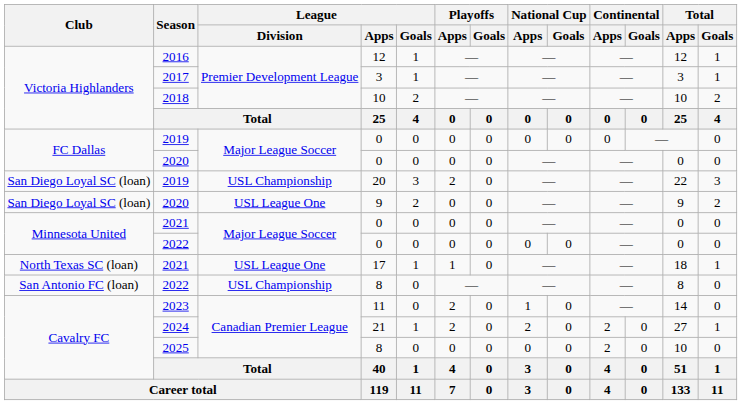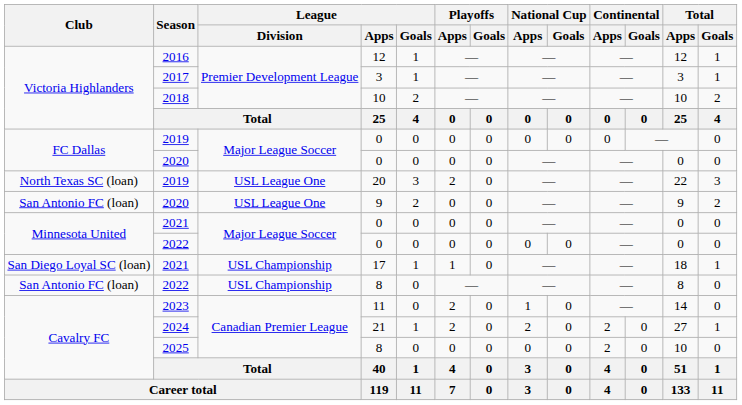(79, 181) San Diego Loyal SC (loan) -> (79, 181) North Texas SC (loan)
(280, 181) USL Championship -> (280, 181) USL League One
(79, 202) San Diego Loyal SC (loan) -> (79, 202) San Antonio FC (loan)
(79, 264) North Texas SC (loan) -> (79, 264) San Diego Loyal SC (loan)
(280, 264) USL League One -> (280, 264) USL Championship
